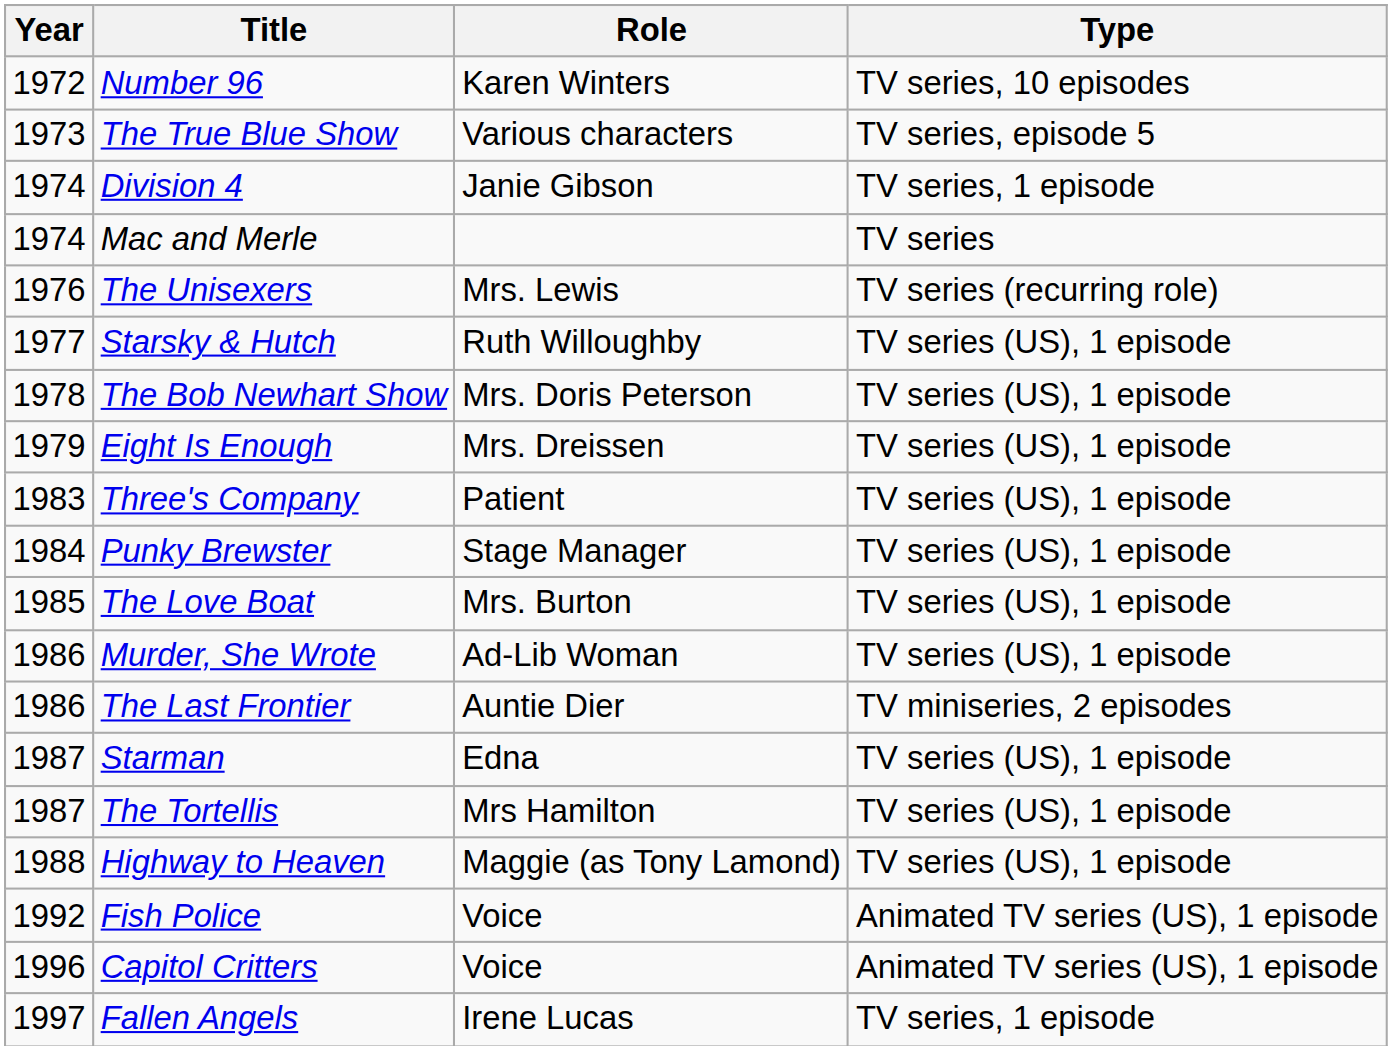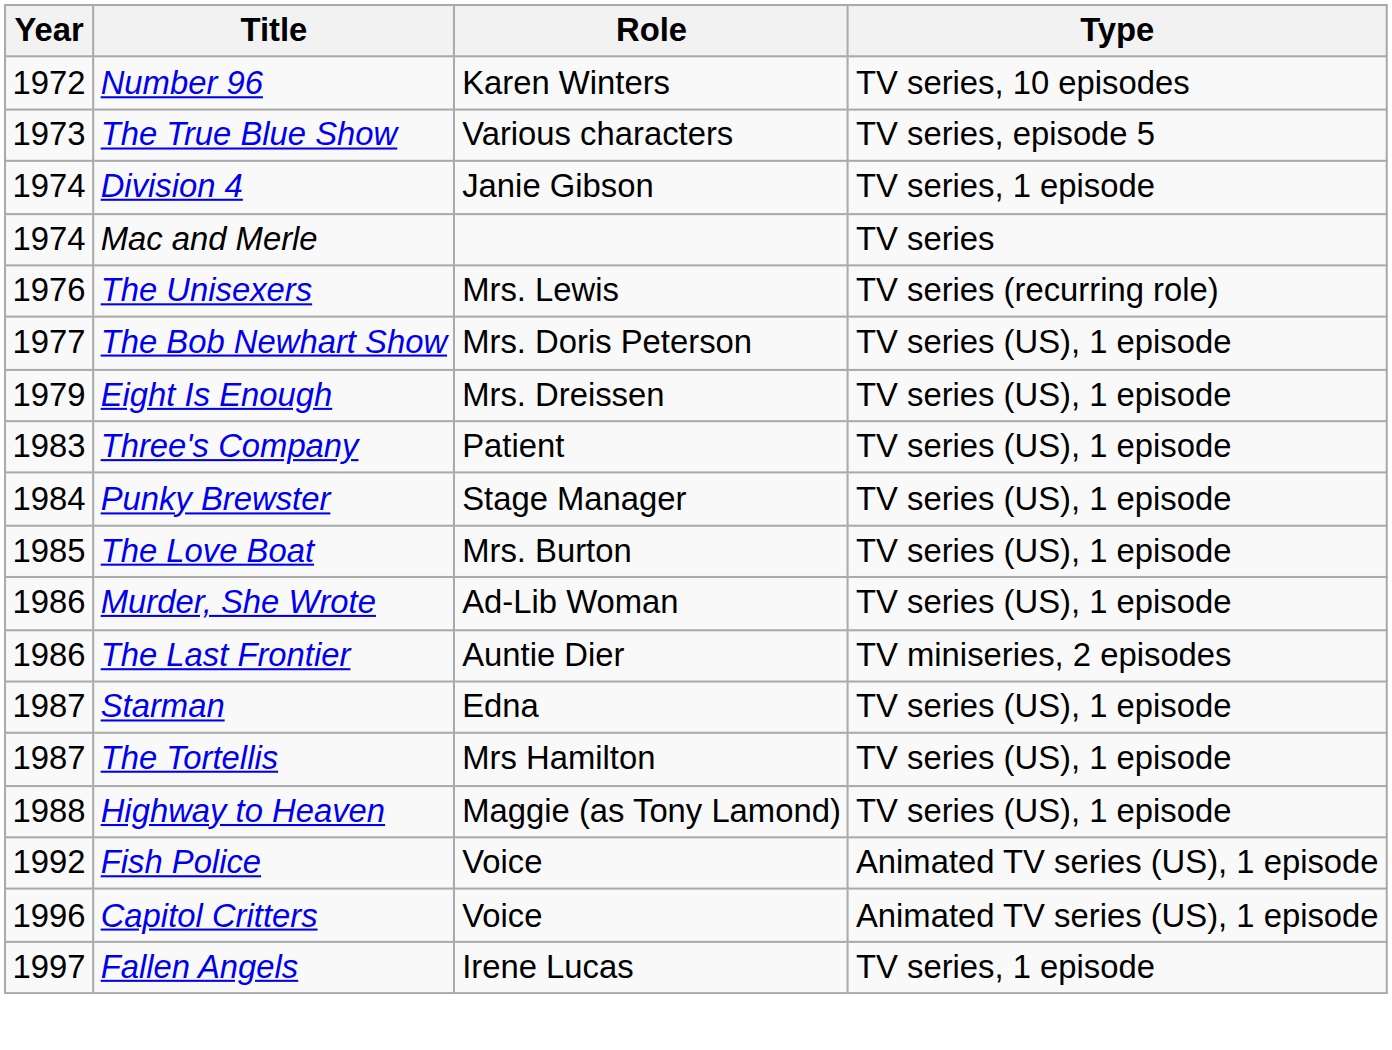- row: (218, 342)
(49, 394) 1978 -> (49, 342) 1977
